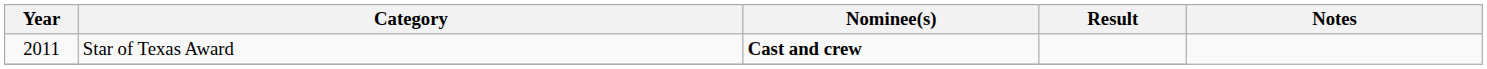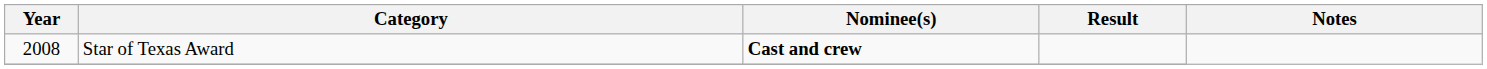(42, 49) 2011 -> (42, 49) 2008
